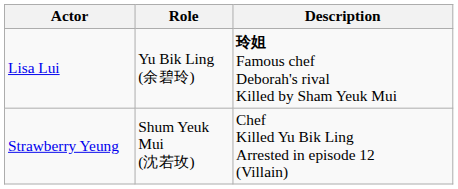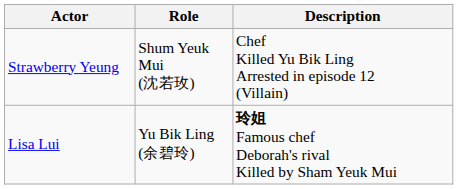rows swapped: (34, 68) <-> (63, 146)
